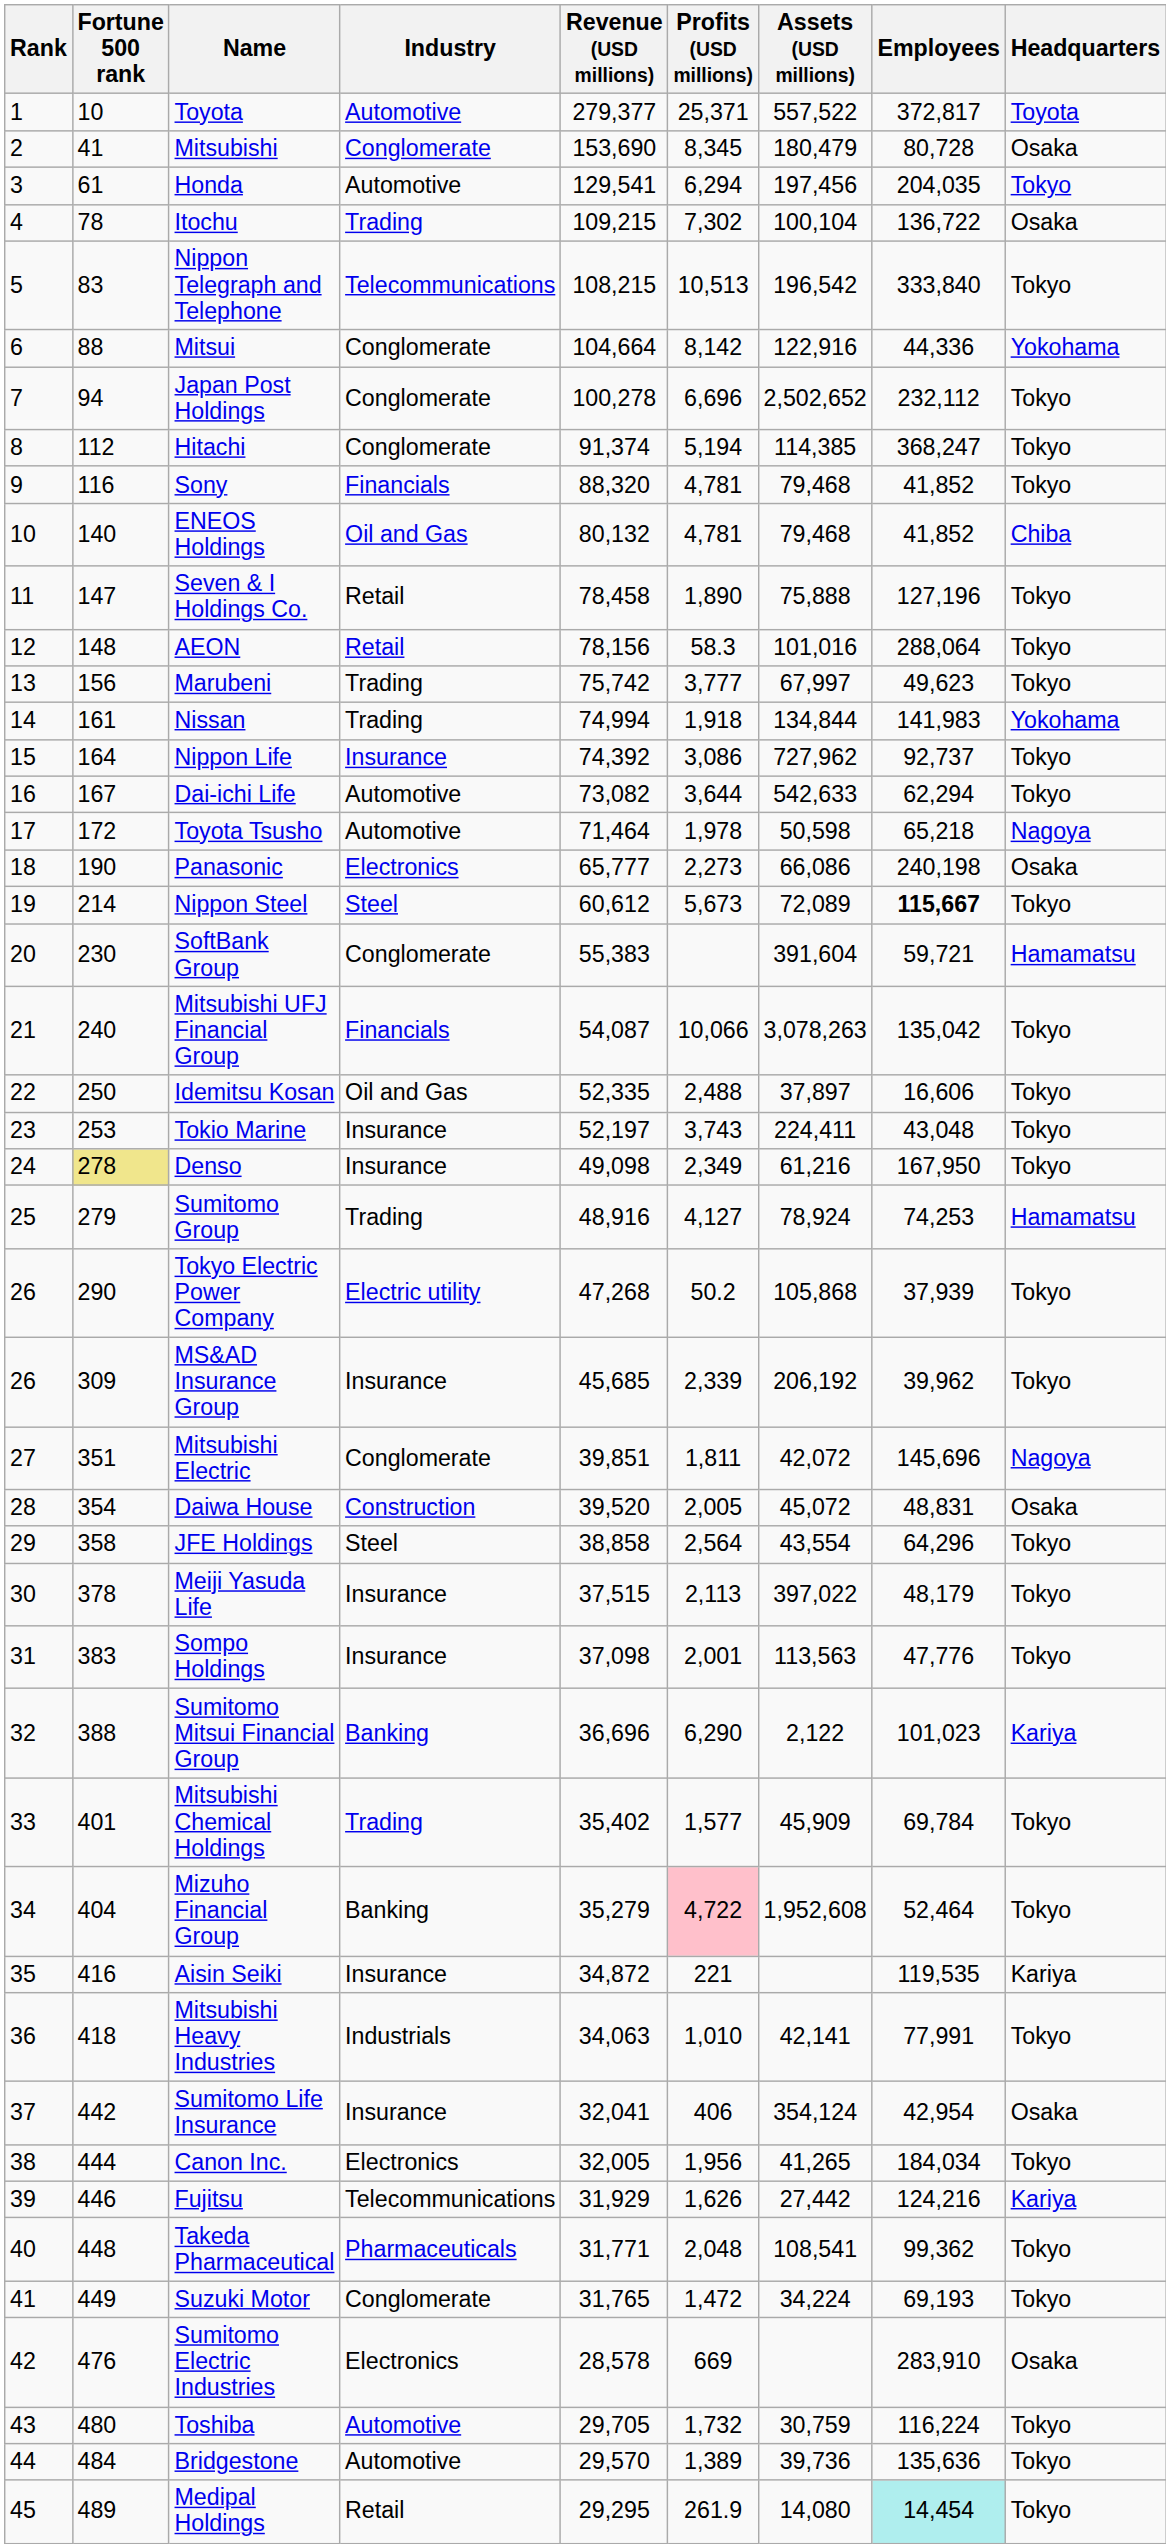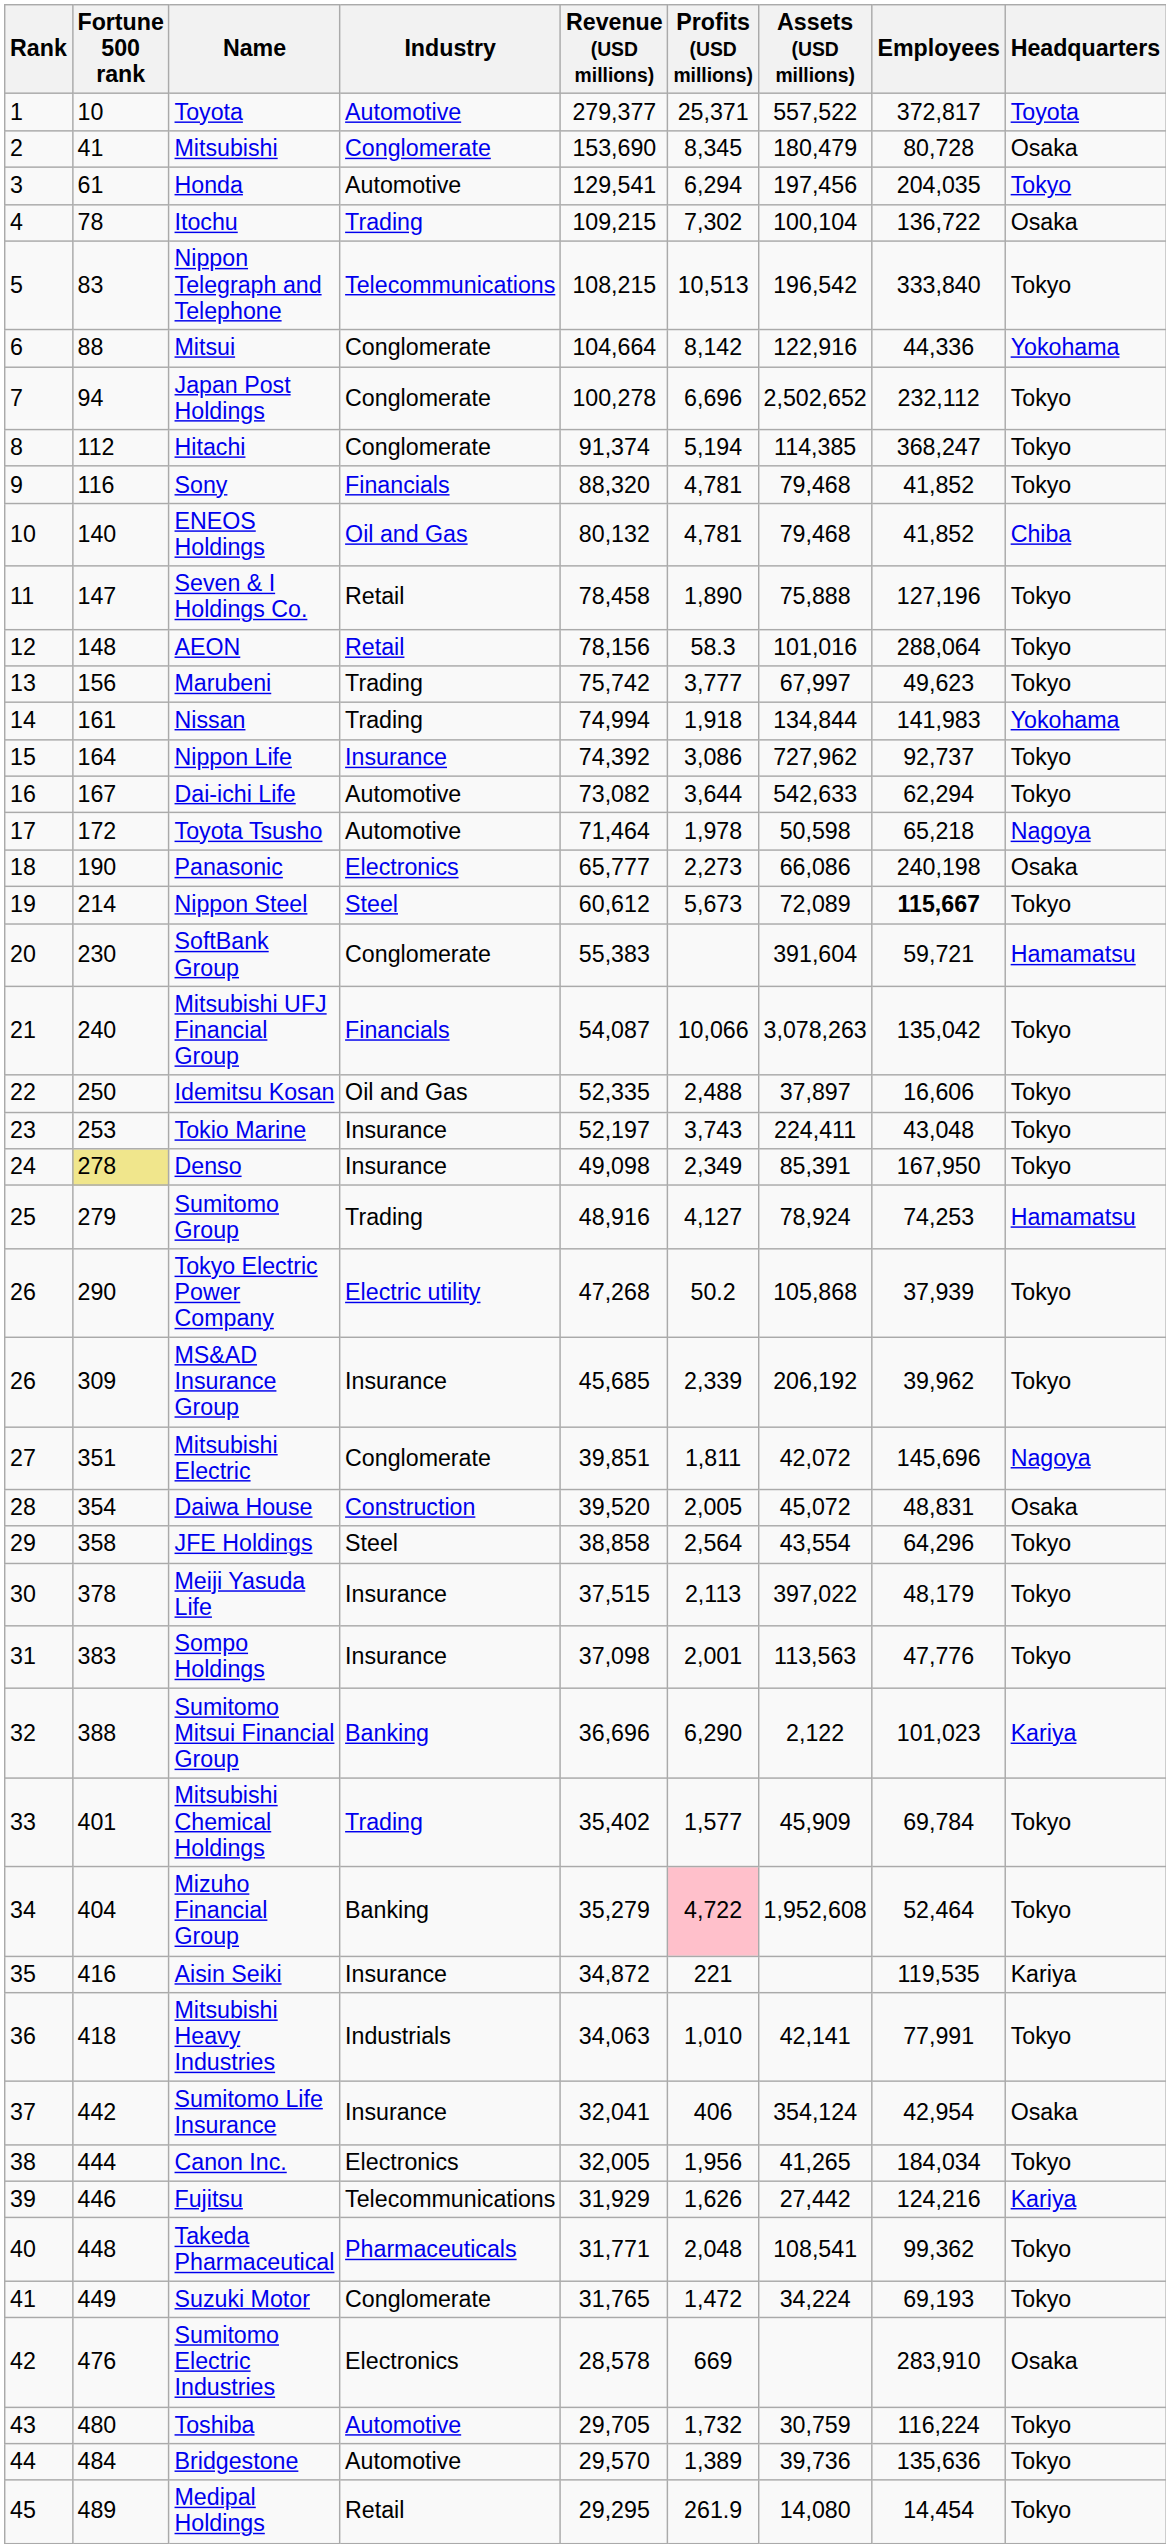(815, 1166) 61,216 -> (815, 1166) 85,391
(939, 2511) paleturquoise background -> (939, 2511) no background
